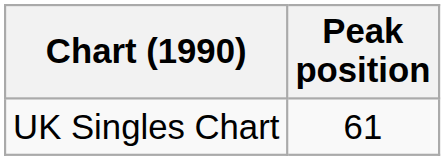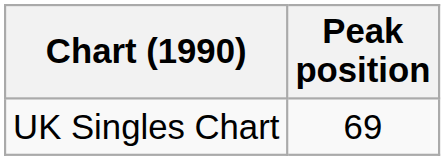(363, 126) 61 -> (363, 126) 69
